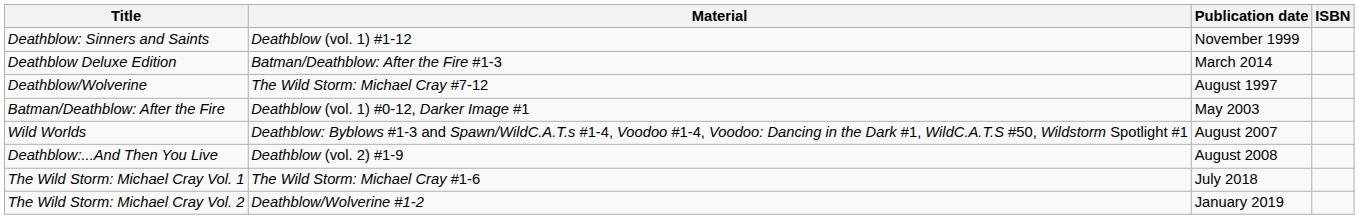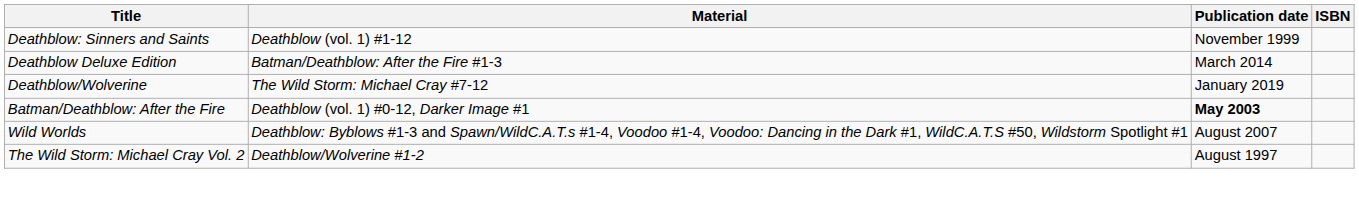(1236, 86) August 1997 -> (1239, 86) January 2019
(1227, 109) normal -> (1227, 109) bold
- row: (113, 156)
- row: (126, 179)
(1239, 202) January 2019 -> (1236, 156) August 1997
